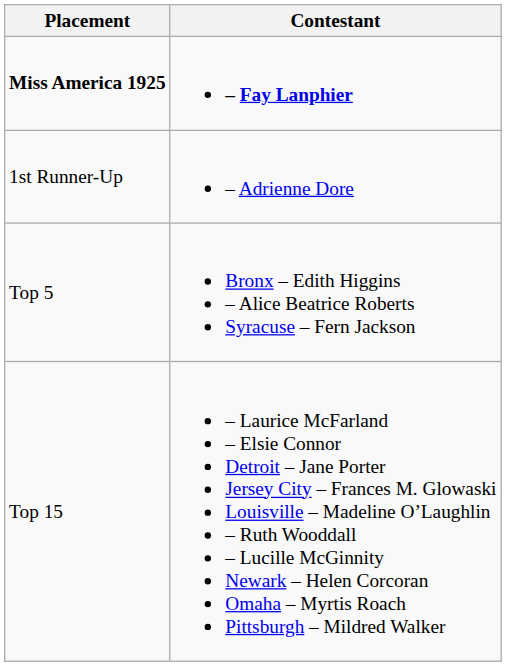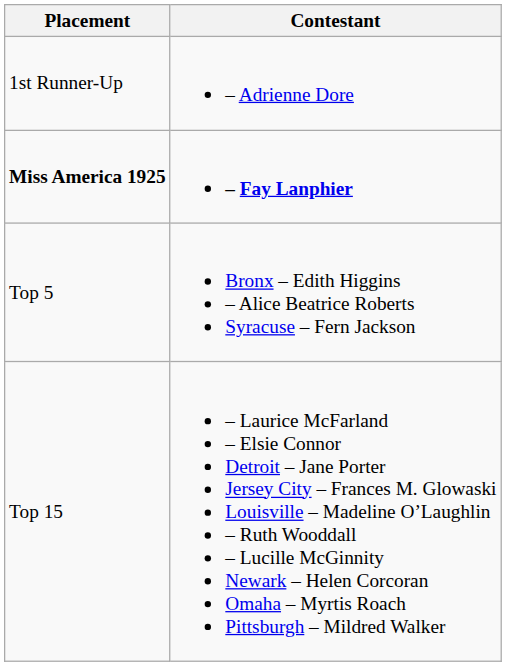rows swapped: (87, 83) <-> (66, 176)
